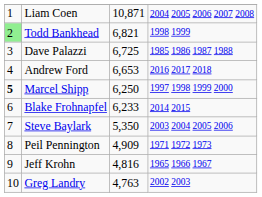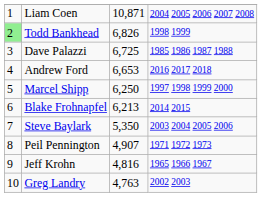(126, 32) 6,821 -> (126, 32) 6,826
(10, 88) bold -> (10, 88) normal
(126, 107) 6,233 -> (126, 107) 6,213
(126, 145) 4,909 -> (126, 145) 4,907
